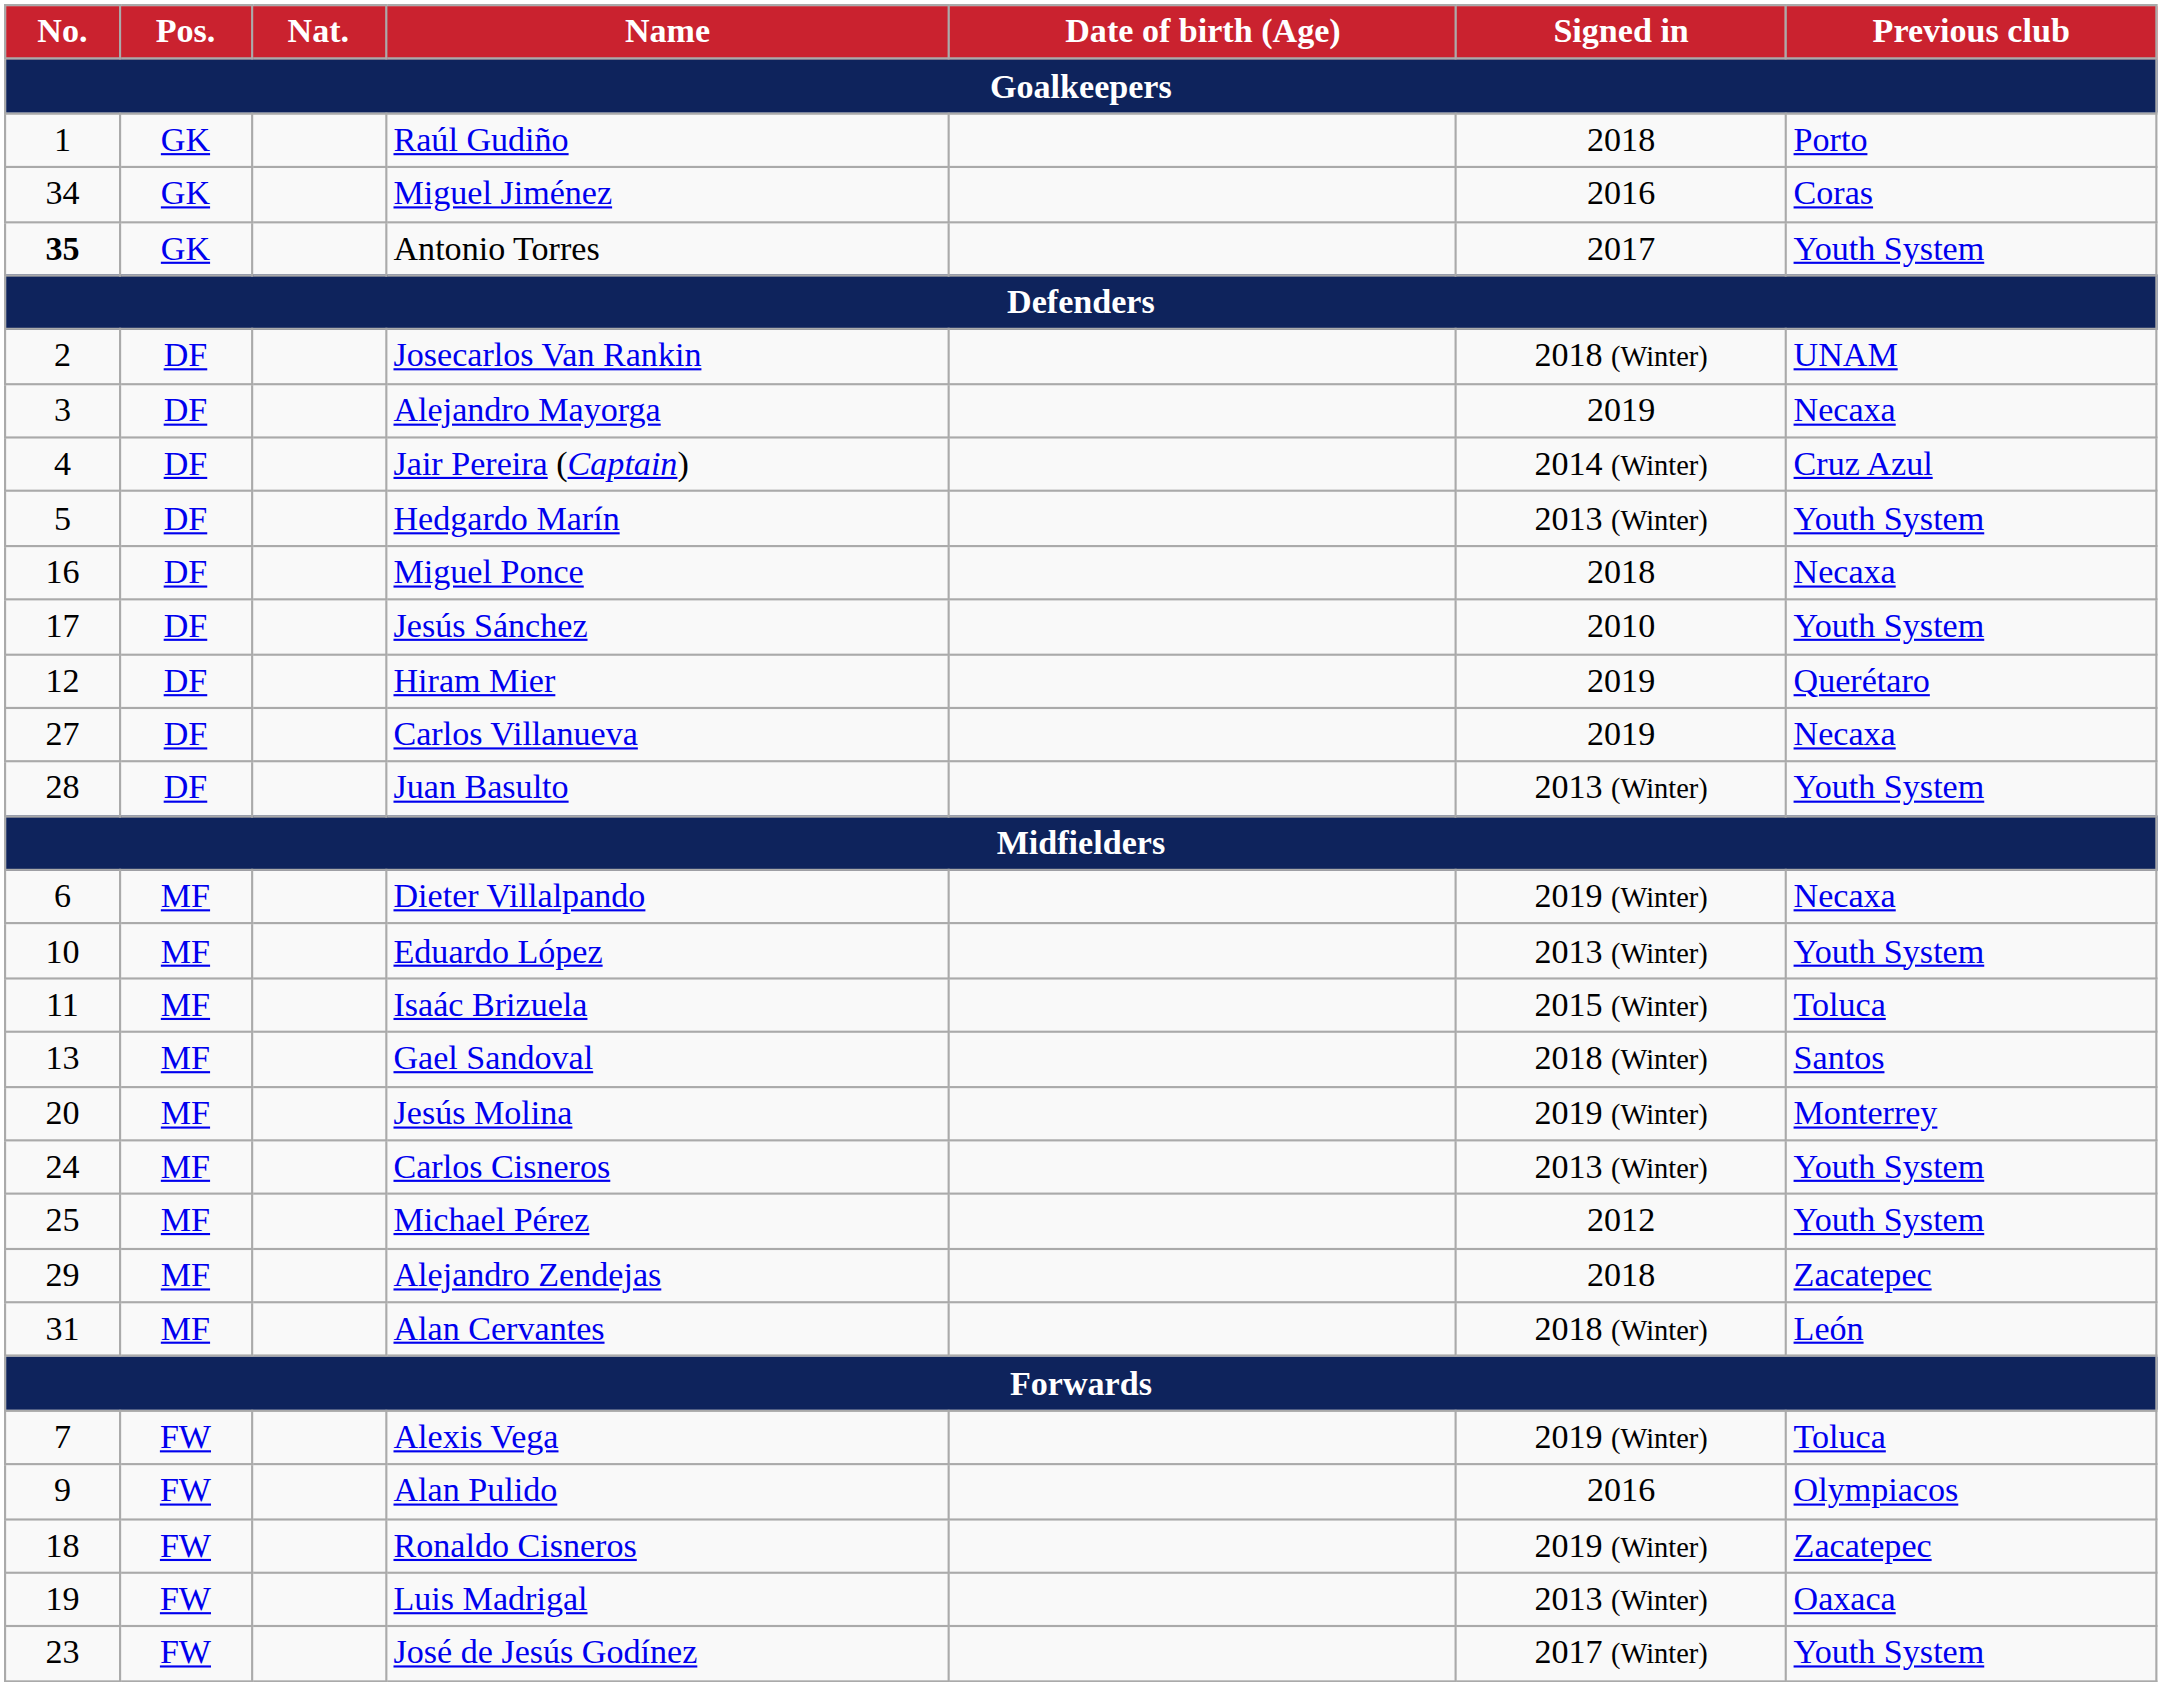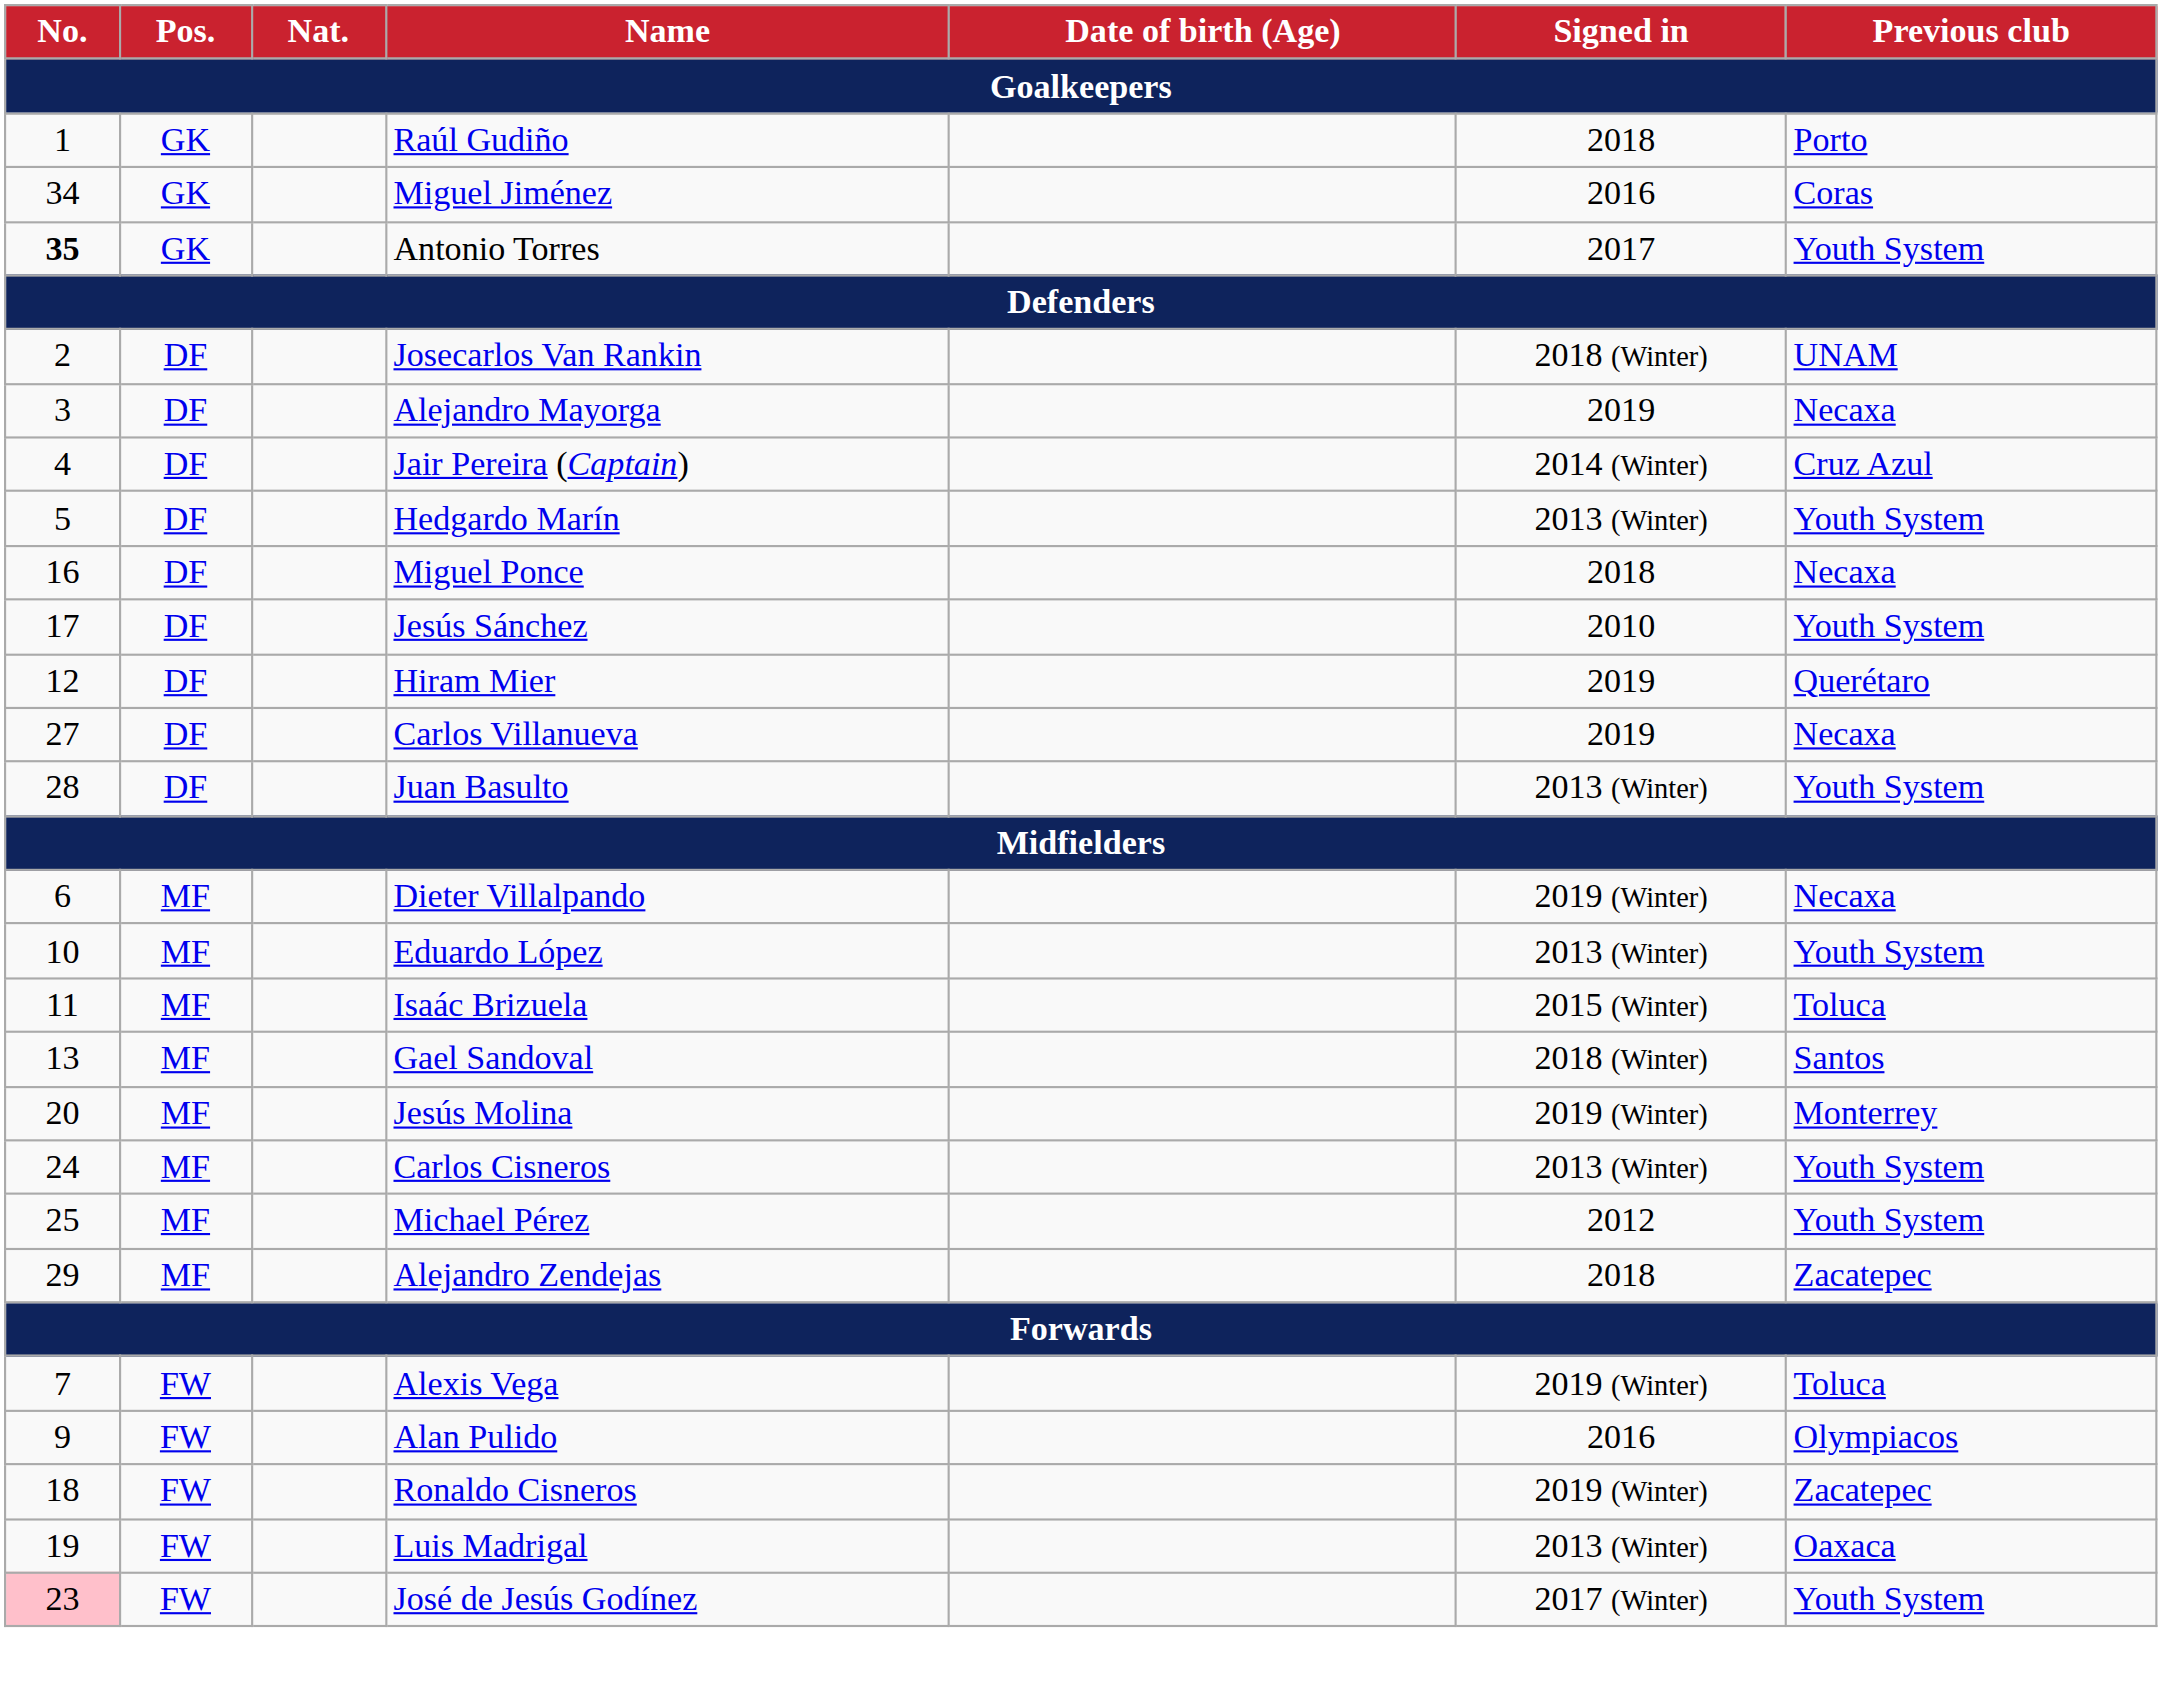- row: (499, 1328)
(62, 1652) no background -> (62, 1598) pink background
